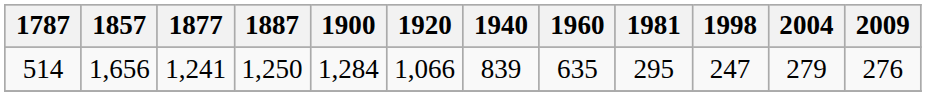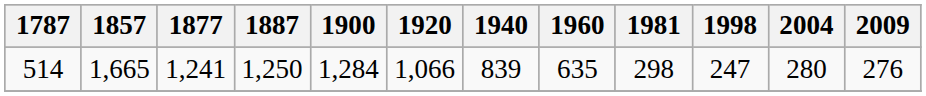(119, 68) 1,656 -> (119, 68) 1,665
(654, 68) 295 -> (654, 68) 298
(806, 68) 279 -> (806, 68) 280
